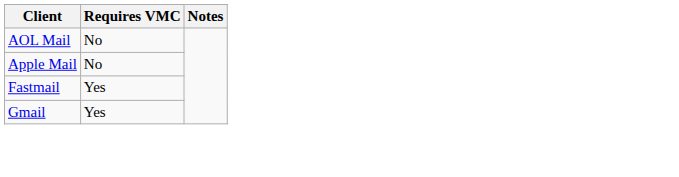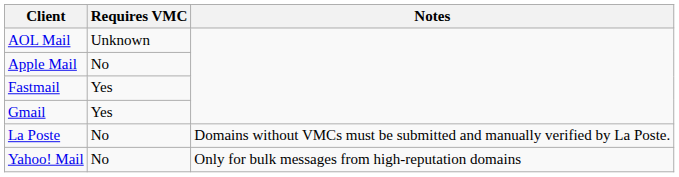(93, 40) No -> (120, 40) Unknown
+ row: (34, 135)
+ row: (46, 159)
